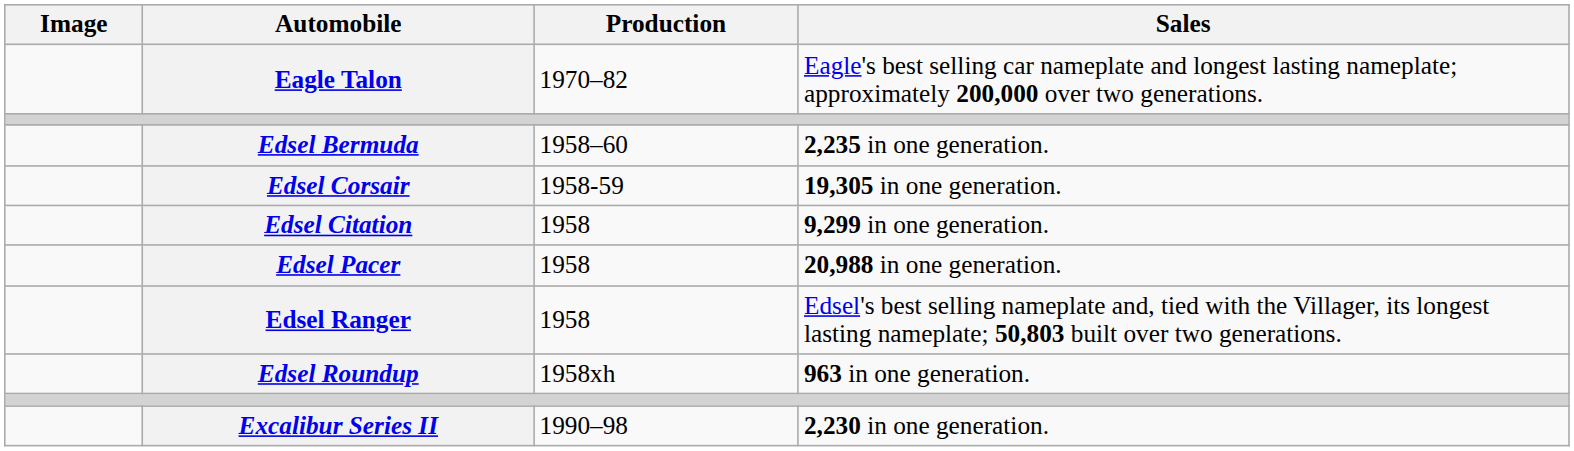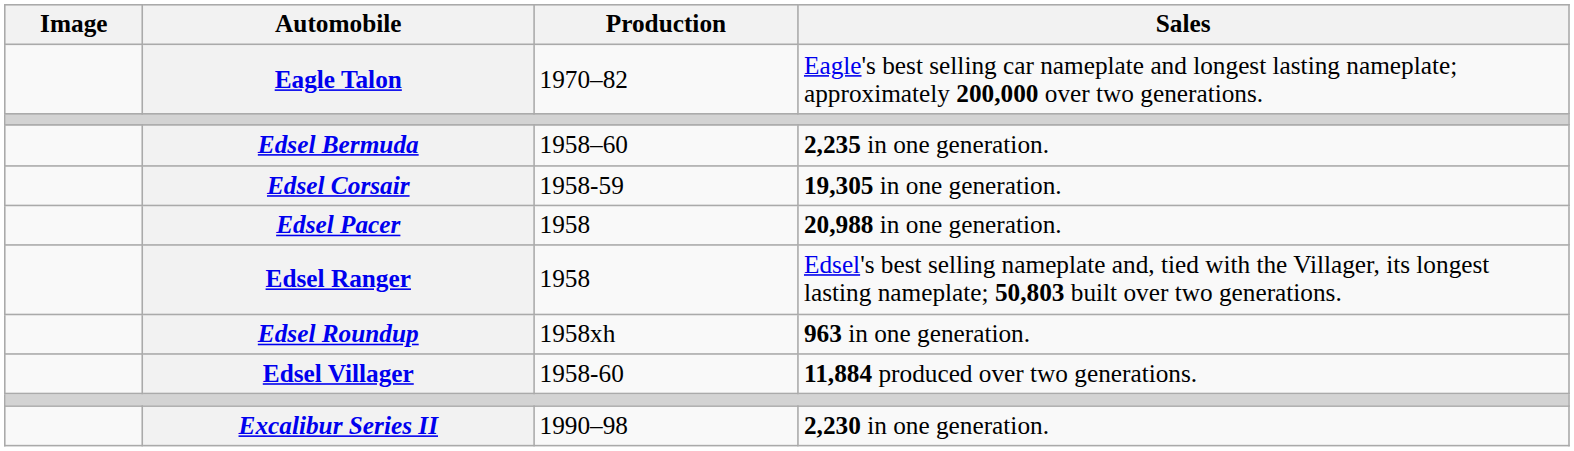- row: (338, 225)
+ row: (338, 373)
